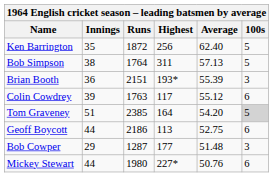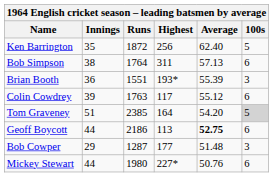(247, 63) 5 -> (247, 63) 6
(137, 79) 2151 -> (137, 79) 1551
(211, 130) normal -> (211, 130) bold
